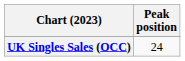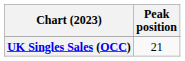(157, 46) 24 -> (157, 46) 21
